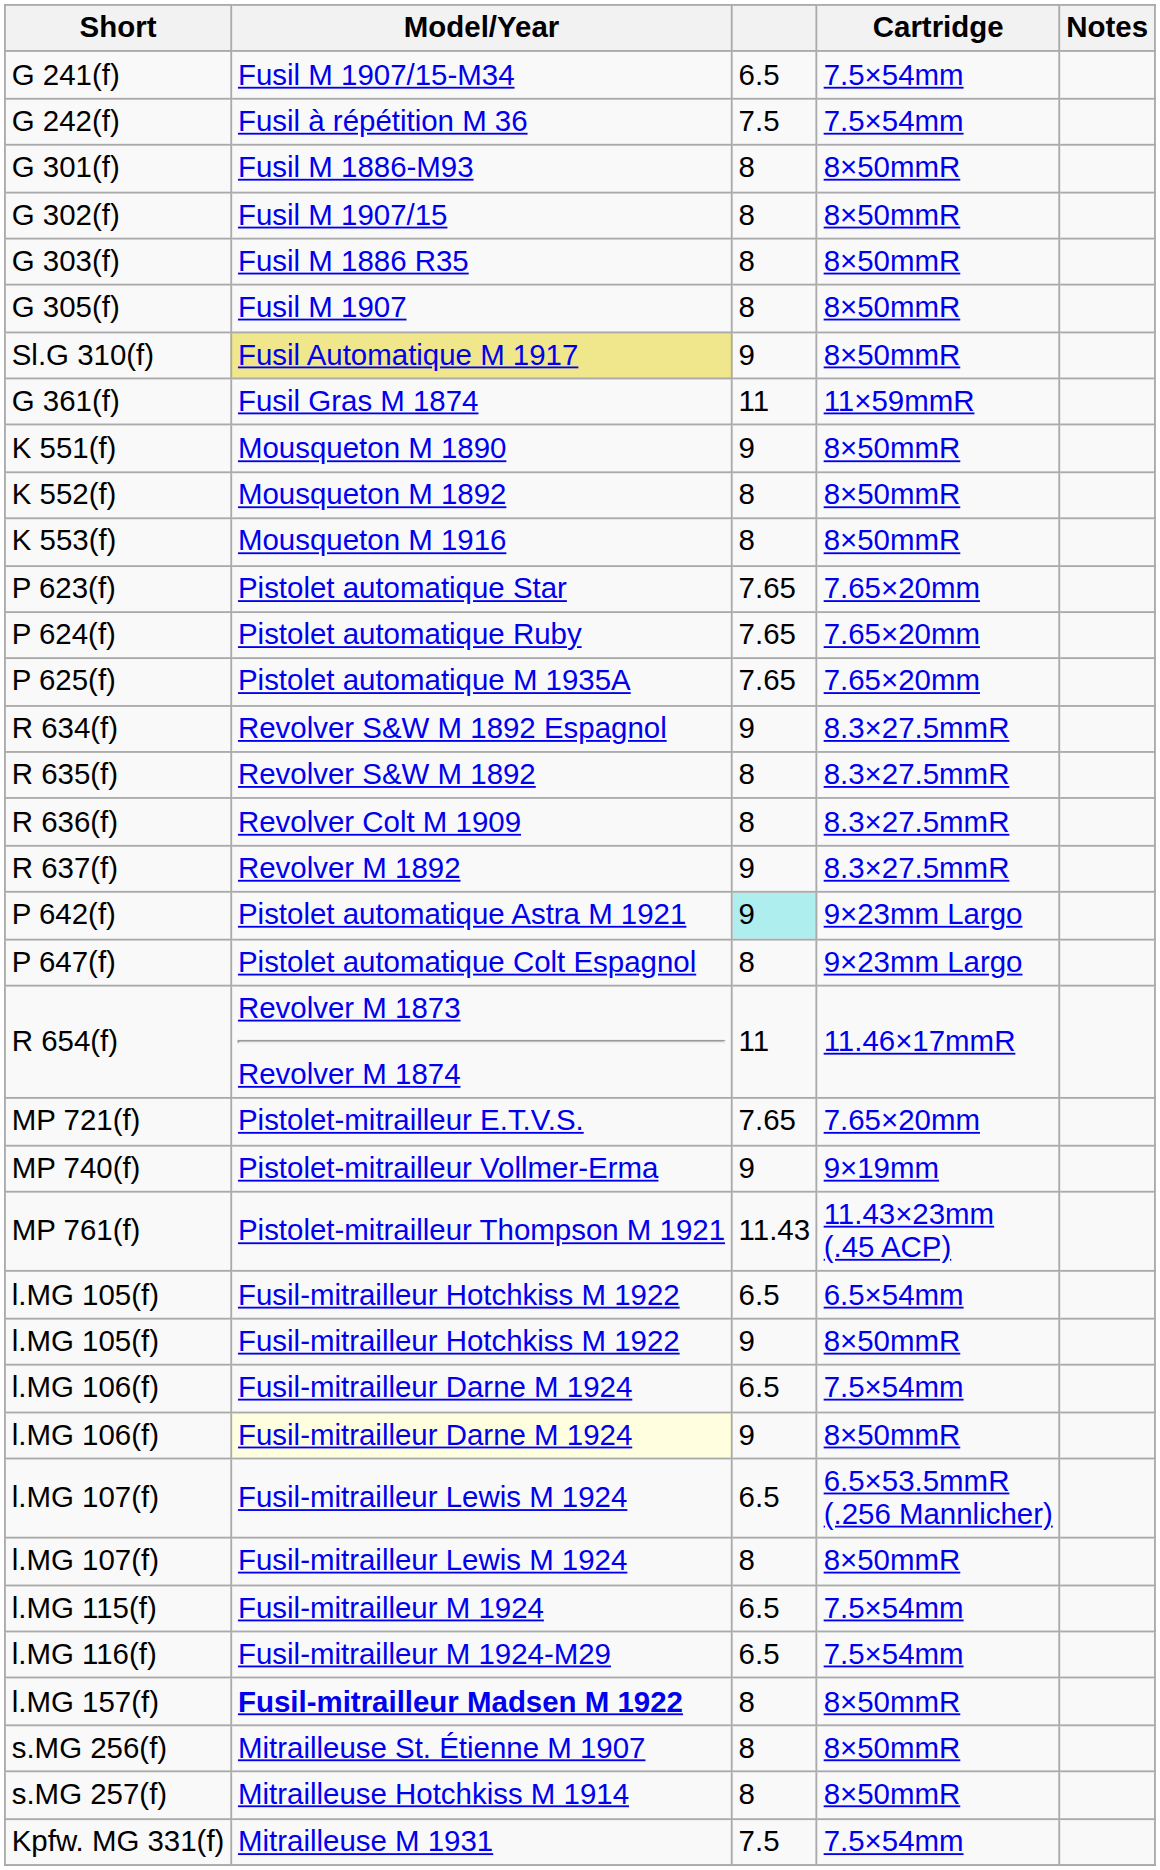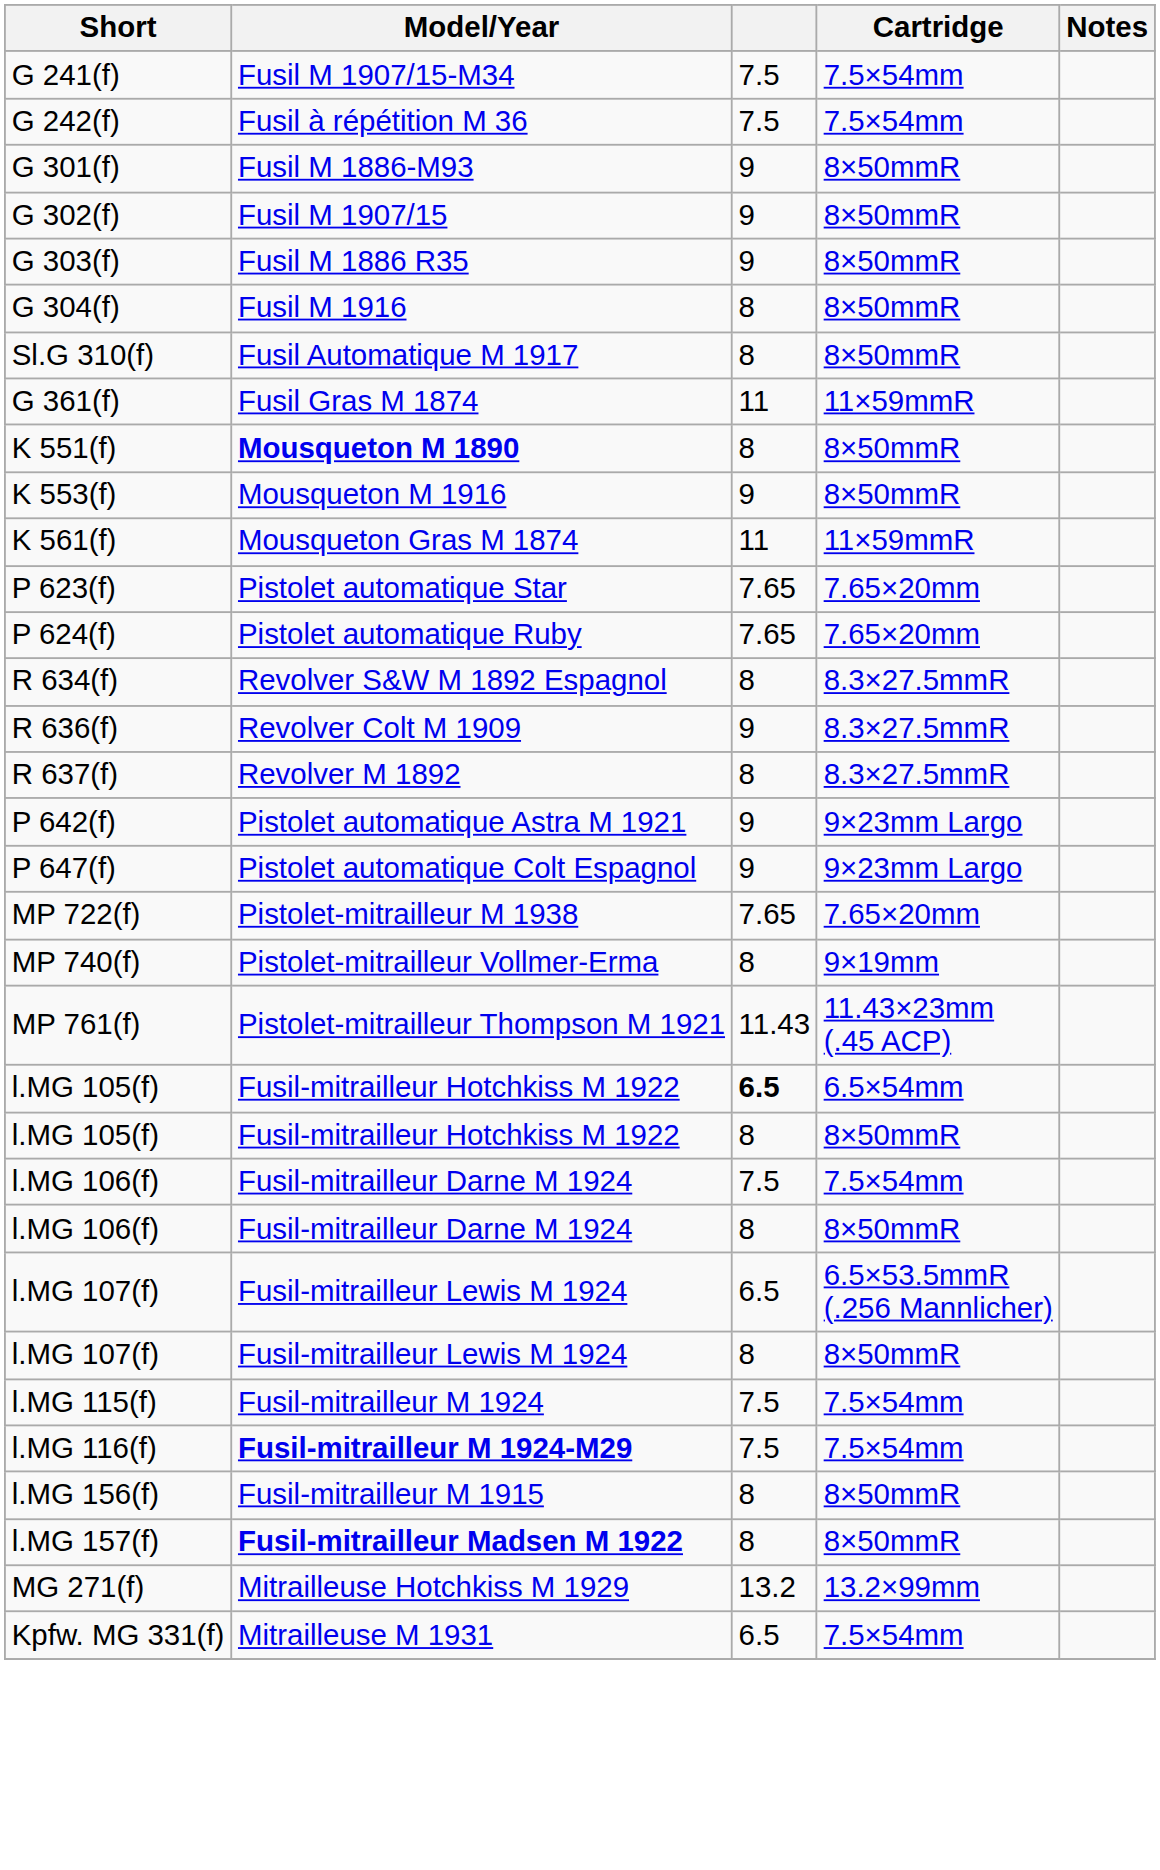(759, 74) 6.5 -> (759, 74) 7.5
(747, 167) 8 -> (747, 167) 9
(747, 214) 8 -> (747, 214) 9
(747, 261) 8 -> (747, 261) 9
+ row: (66, 307)
- row: (66, 307)
(408, 354) khaki background -> (408, 354) no background
(747, 354) 9 -> (747, 354) 8
(372, 448) normal -> (379, 448) bold
(747, 448) 9 -> (747, 448) 8
- row: (64, 494)
(747, 541) 8 -> (747, 494) 9
+ row: (64, 541)
- row: (64, 681)
(747, 728) 9 -> (747, 681) 8
- row: (65, 774)
(747, 821) 8 -> (747, 728) 9
(747, 868) 9 -> (747, 774) 8
(747, 914) paleturquoise background -> (747, 821) no background
(747, 961) 8 -> (747, 868) 9
- row: (65, 1041)
- row: (76, 1121)
+ row: (76, 914)
(747, 1167) 9 -> (747, 961) 8
(759, 1294) normal -> (759, 1088) bold
(747, 1341) 9 -> (747, 1134) 8
(759, 1387) 6.5 -> (759, 1181) 7.5
(435, 1434) lightyellow background -> (435, 1228) no background
(747, 1434) 9 -> (747, 1228) 8
(759, 1607) 6.5 -> (759, 1401) 7.5
(424, 1654) normal -> (435, 1448) bold
(759, 1654) 6.5 -> (759, 1448) 7.5
+ row: (85, 1494)
- row: (89, 1747)
- row: (89, 1794)
+ row: (78, 1588)
(759, 1841) 7.5 -> (759, 1634) 6.5
